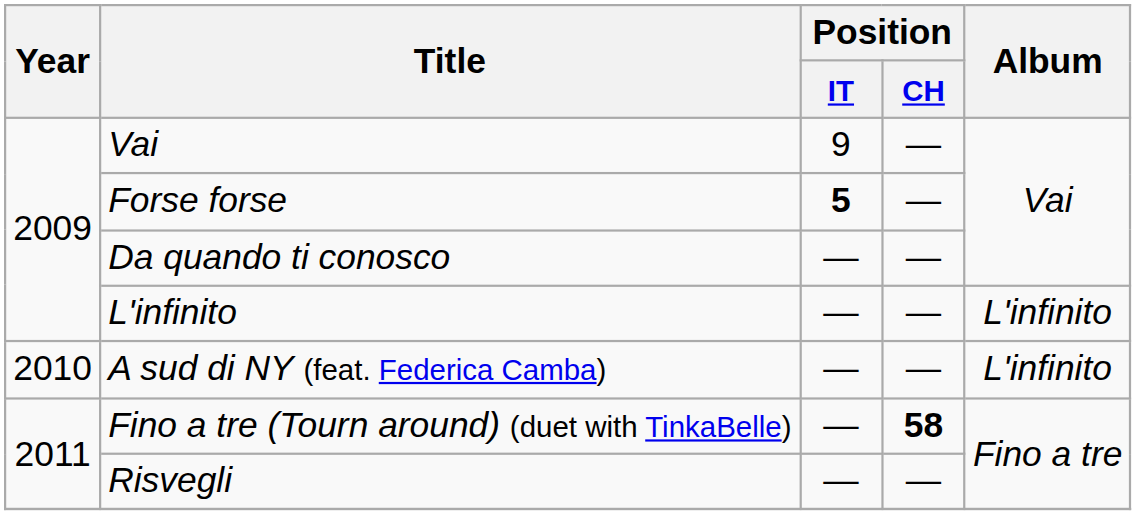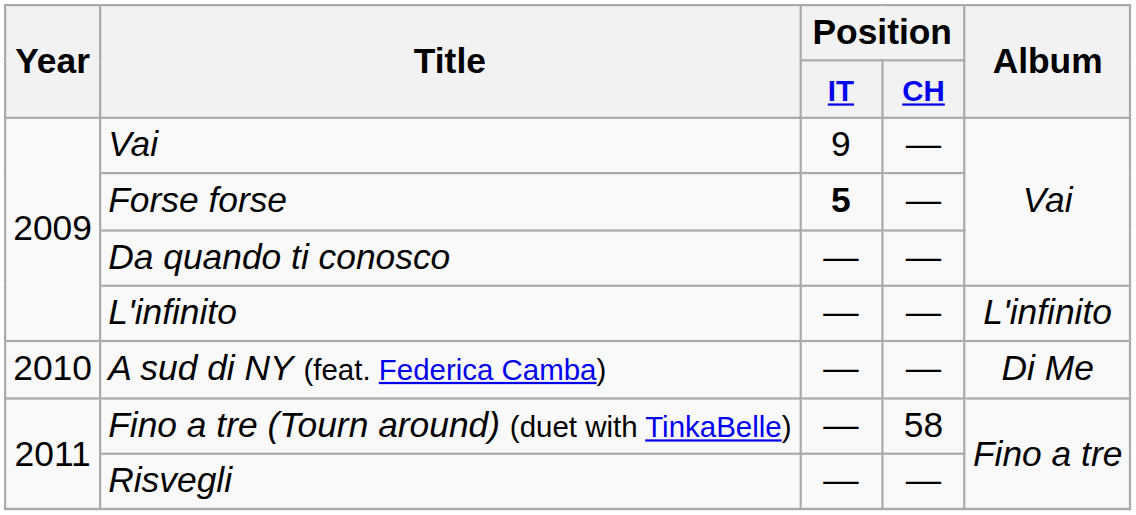(1048, 369) L'infinito -> (1048, 369) Di Me
(924, 425) bold -> (924, 425) normal
